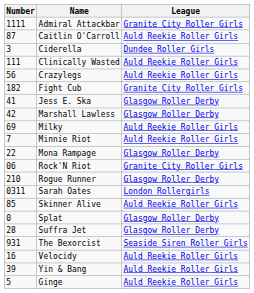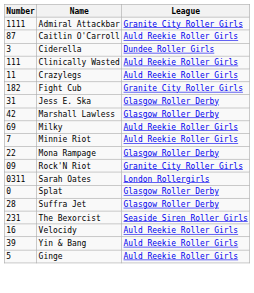(11, 75) 56 -> (11, 75) 11
(11, 101) 41 -> (11, 101) 31
(11, 166) 06 -> (11, 166) 09
- row: (67, 179)
- row: (70, 205)
(13, 243) 931 -> (13, 218) 231
